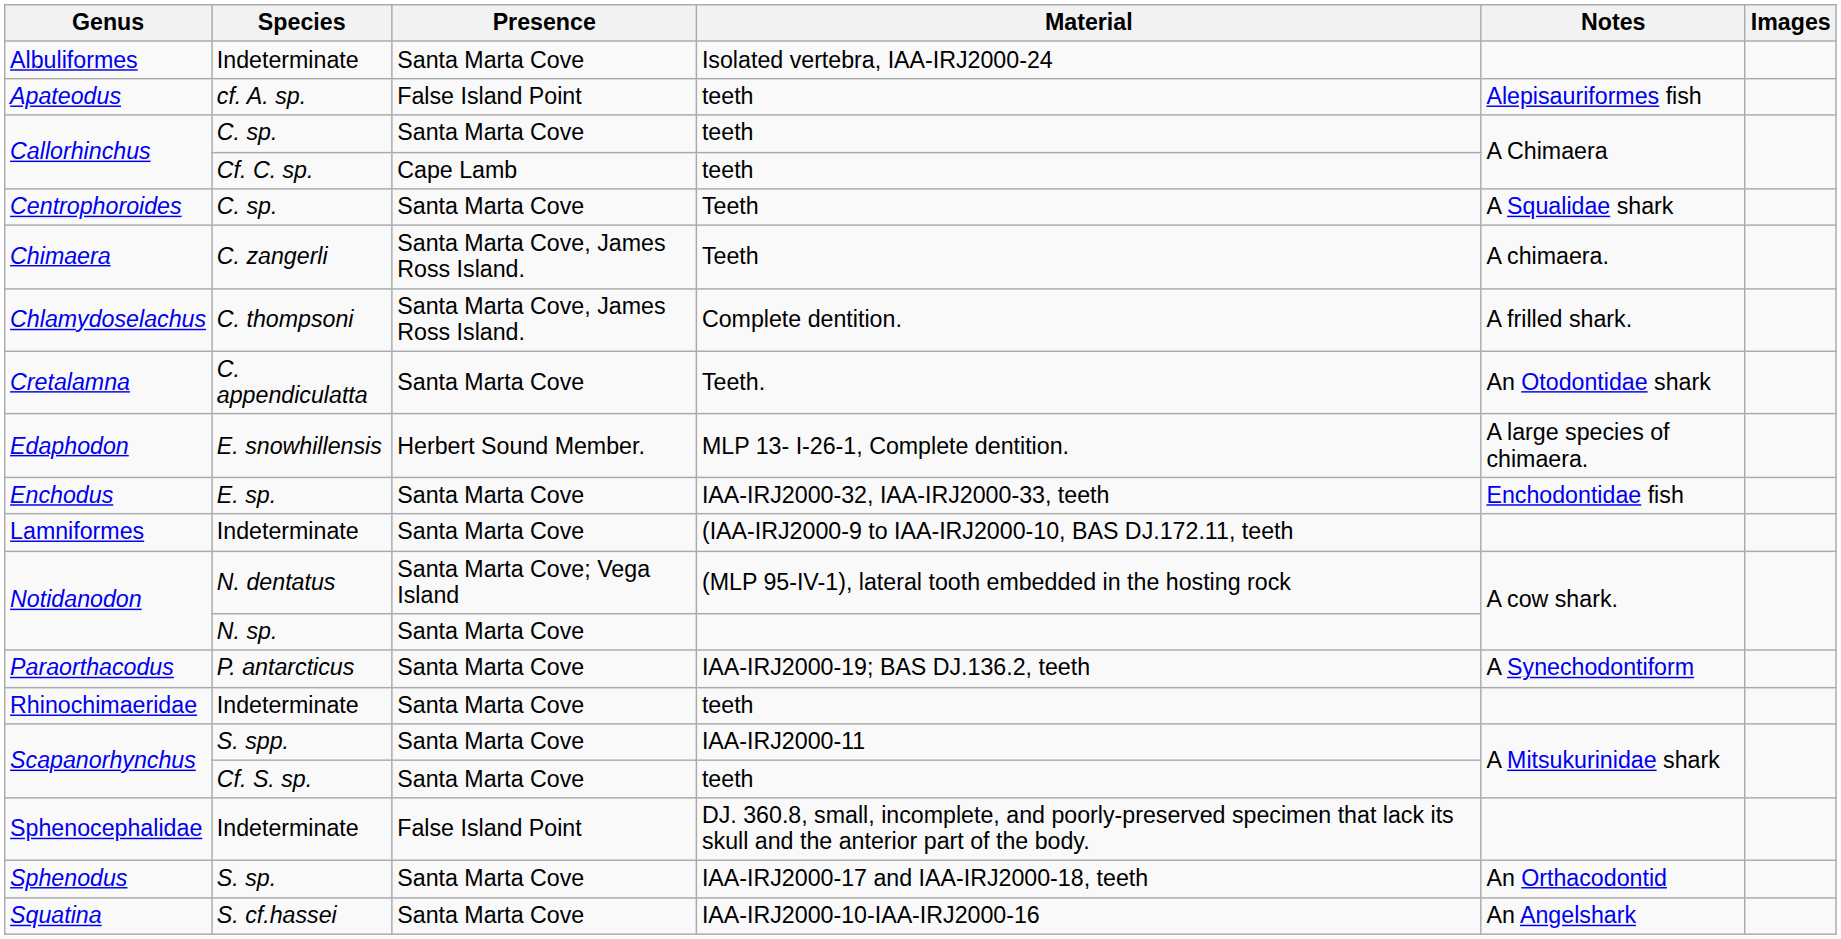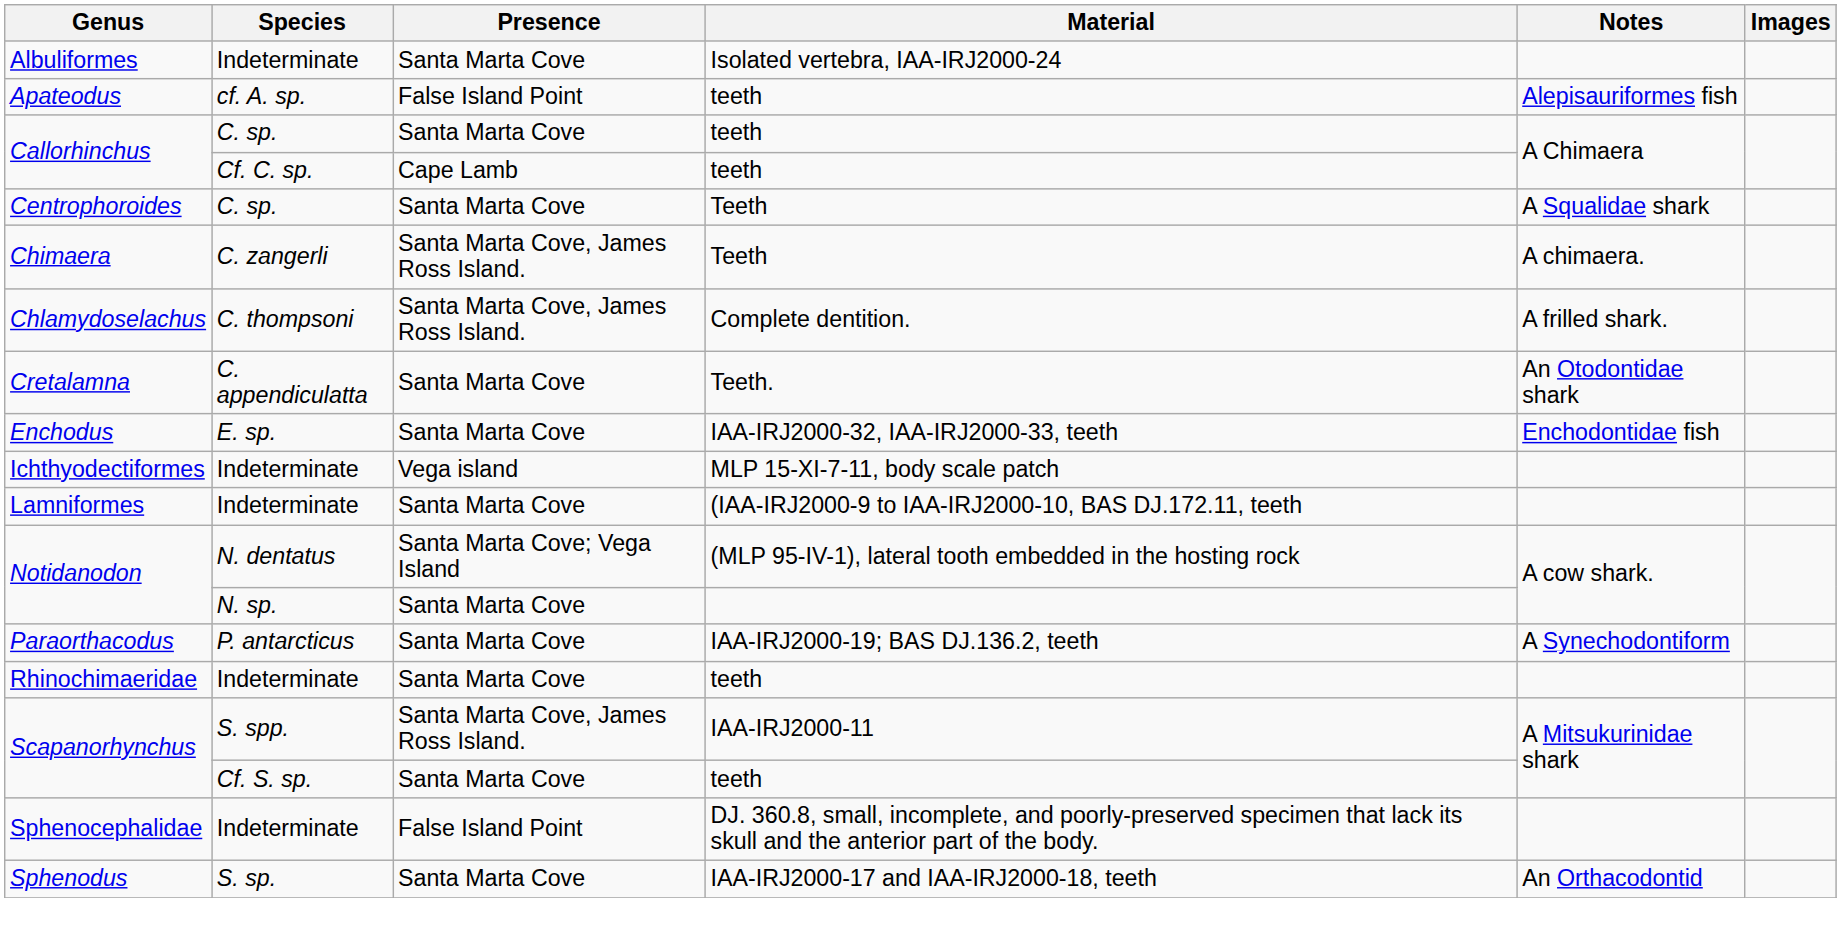- row: (69, 445)
+ row: (107, 469)
(491, 742) Santa Marta Cove -> (532, 729) Santa Marta Cove, James Ross Island.
- row: (56, 915)
